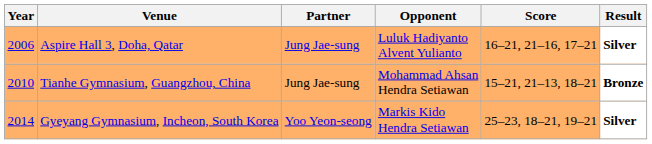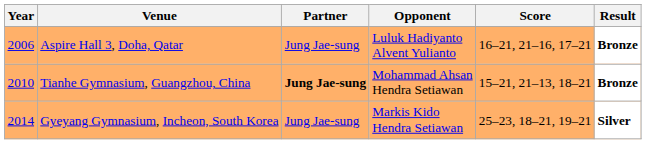(620, 45) Silver -> (618, 45) Bronze
(322, 82) normal -> (325, 82) bold
(328, 120) Yoo Yeon-seong -> (322, 120) Jung Jae-sung
